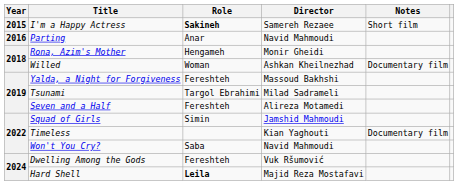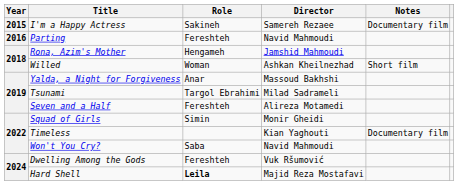(202, 25) bold -> (202, 25) normal
(393, 25) Short film -> (408, 25) Documentary film
(195, 38) Anar -> (207, 38) Fereshteh
(294, 52) Monir Gheidi -> (304, 52) Jamshid Mahmoudi
(408, 65) Documentary film -> (393, 65) Short film
(207, 79) Fereshteh -> (195, 79) Anar
(304, 120) Jamshid Mahmoudi -> (294, 120) Monir Gheidi
